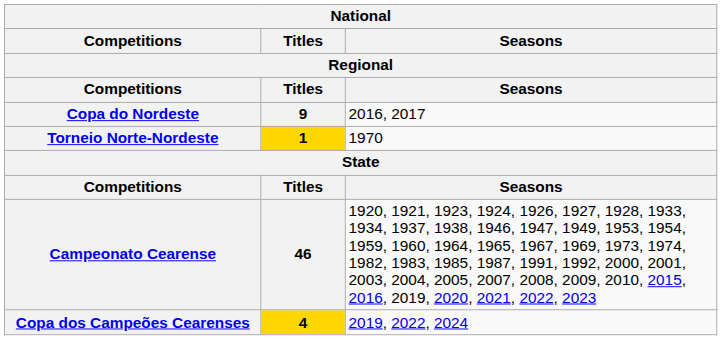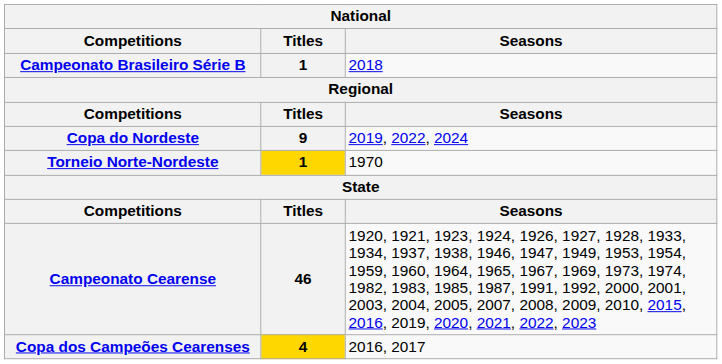+ row: (133, 65)
(387, 114) 2016, 2017 -> (408, 138) 2019, 2022, 2024
(408, 322) 2019, 2022, 2024 -> (387, 346) 2016, 2017
